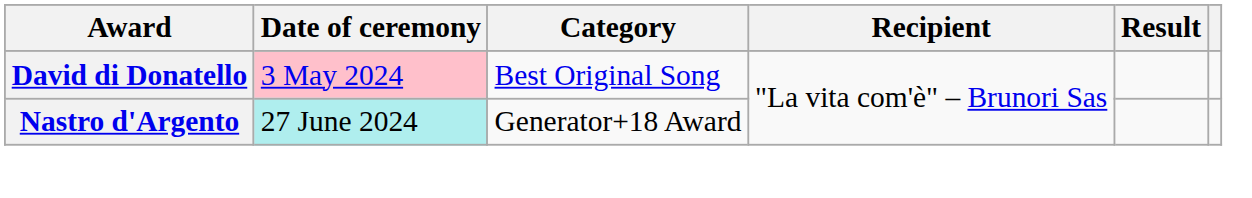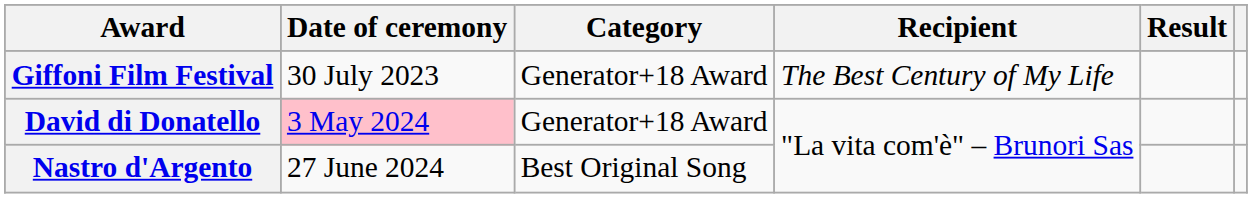+ row: (143, 74)
(607, 74) Best Original Song -> (644, 121) Generator+18 Award
(339, 121) paleturquoise background -> (365, 167) no background
(618, 121) Generator+18 Award -> (634, 167) Best Original Song
